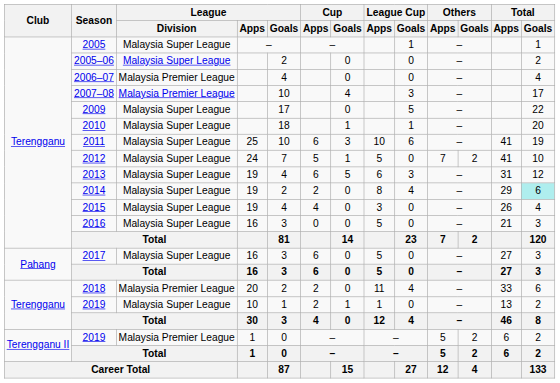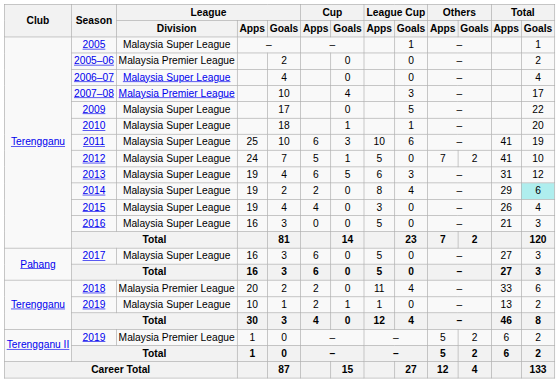(177, 61) Malaysia Super League -> (177, 61) Malaysia Premier League
(177, 77) Malaysia Premier League -> (177, 77) Malaysia Super League
